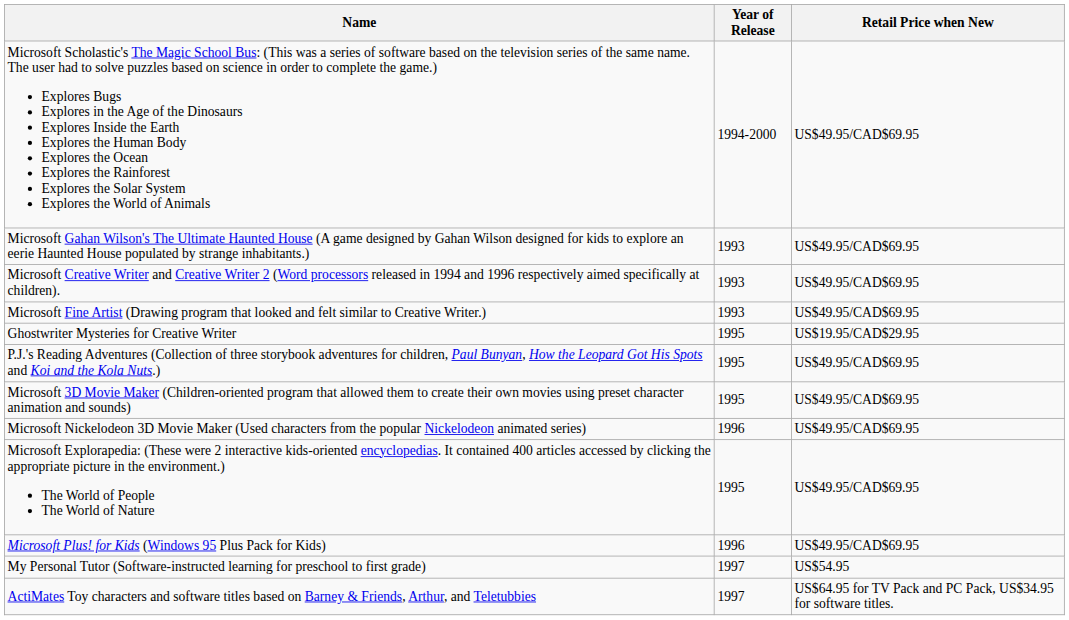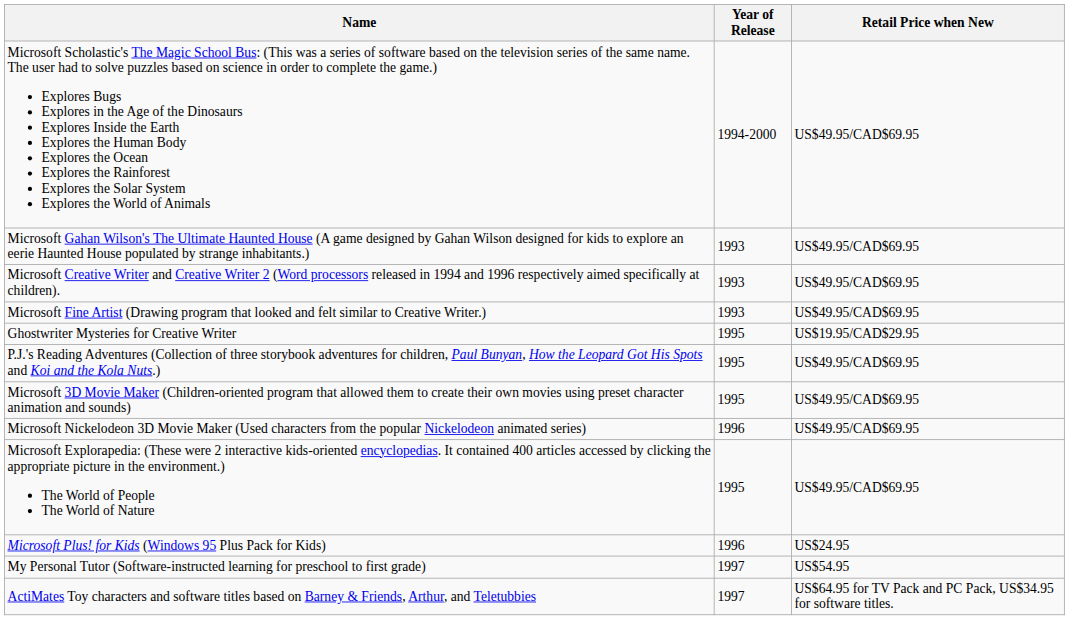(857, 545) US$49.95/CAD$69.95 -> (822, 545) US$24.95
